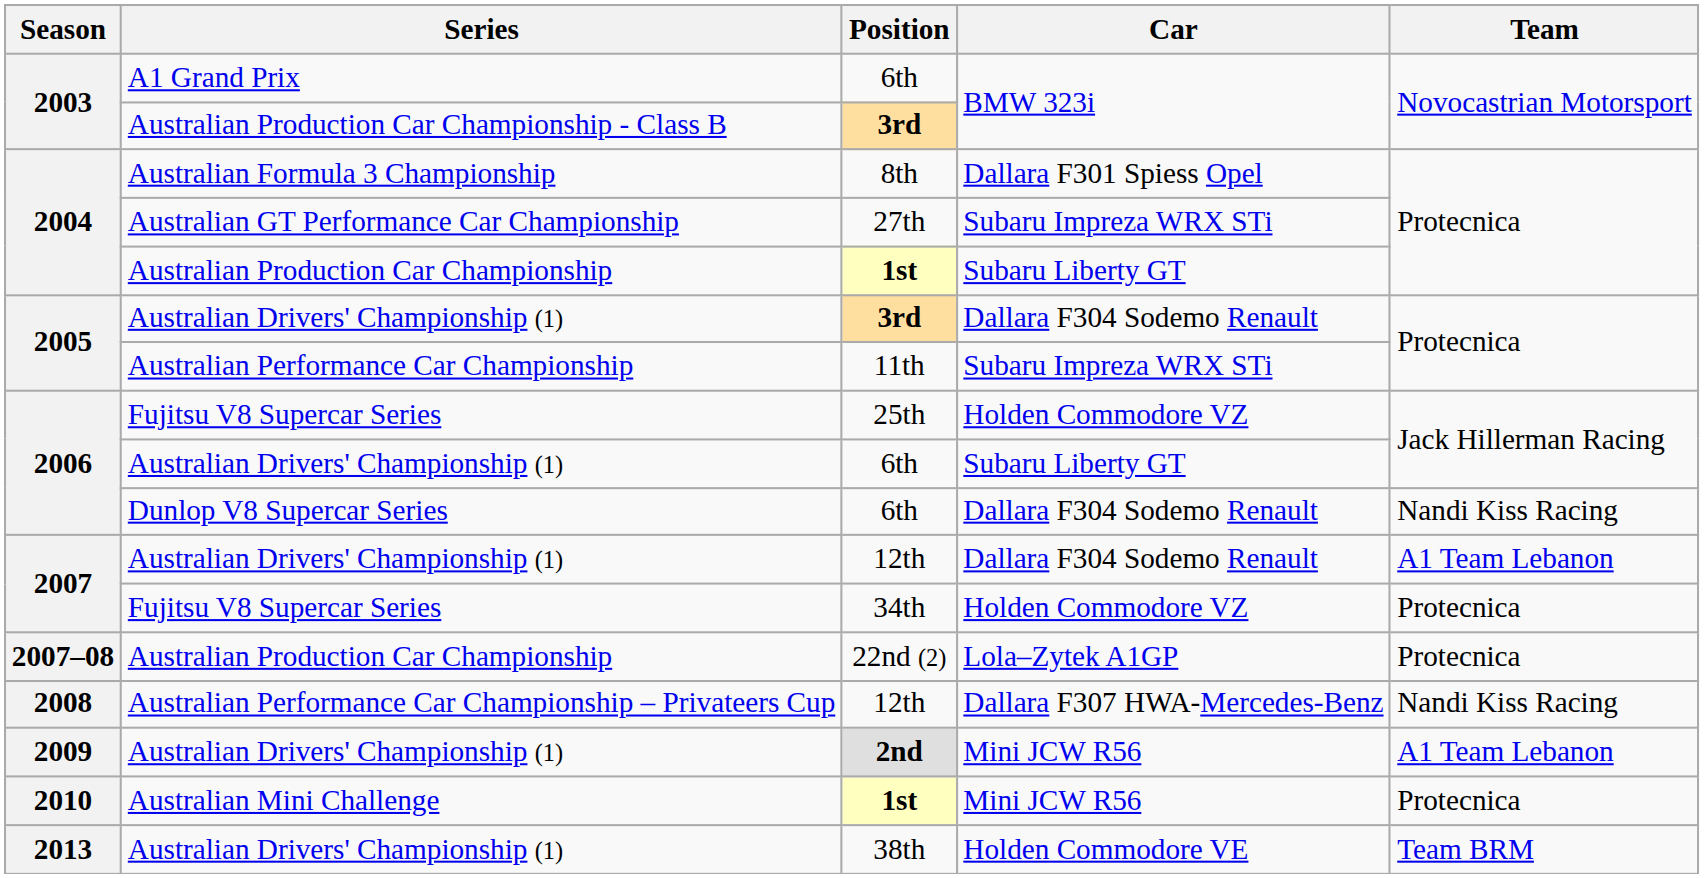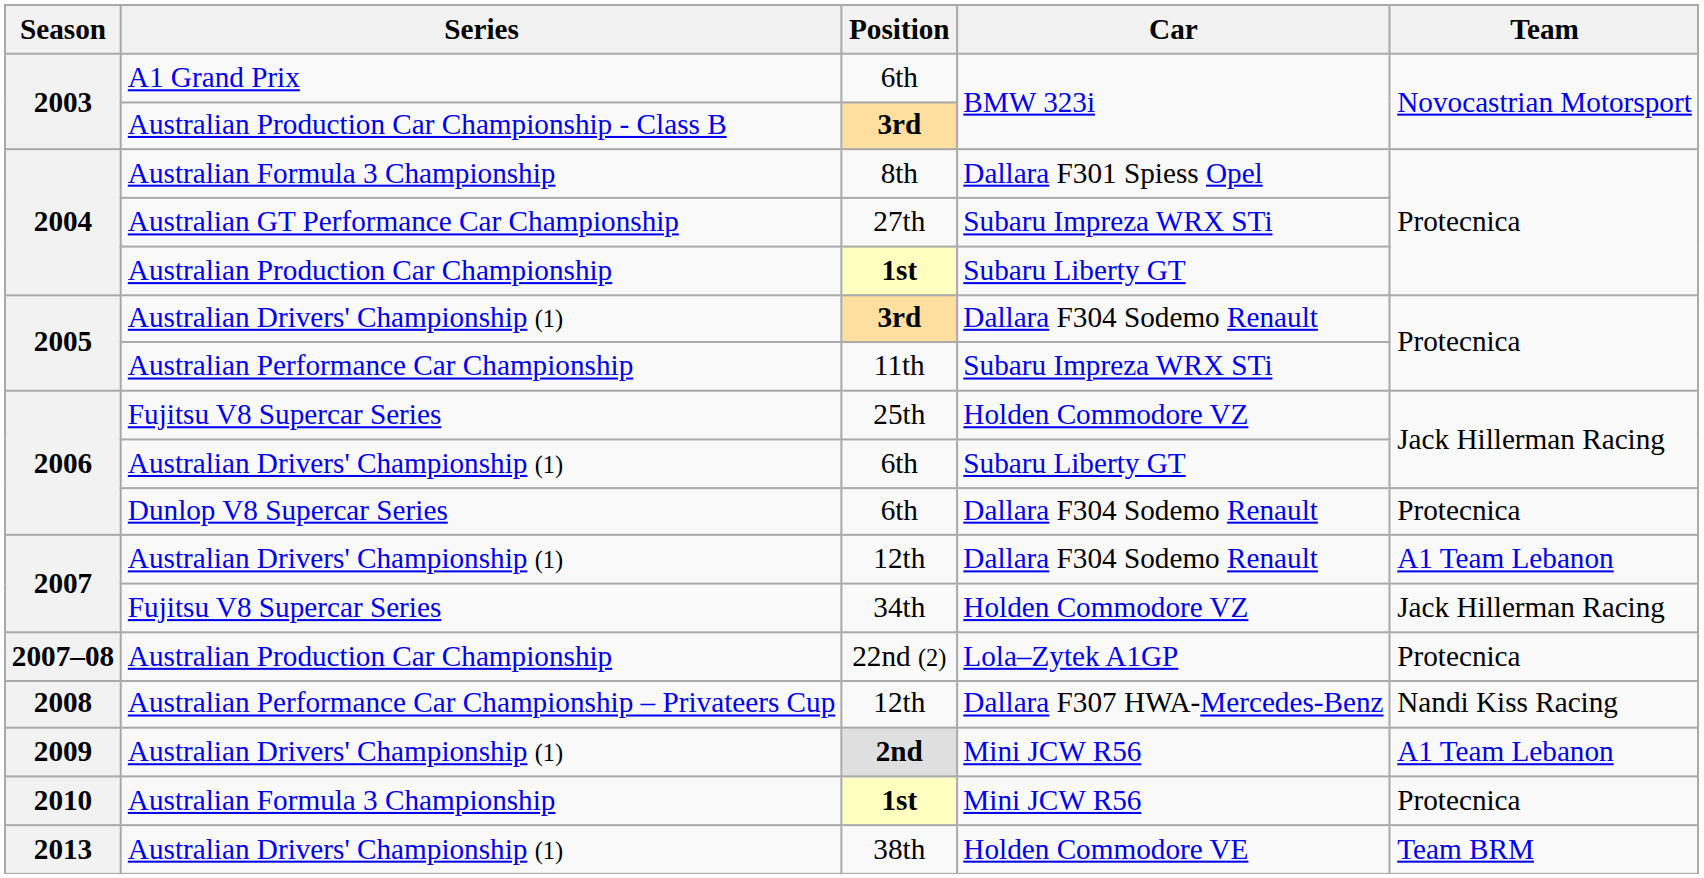(1508, 511) Nandi Kiss Racing -> (1459, 511) Protecnica
(1459, 607) Protecnica -> (1531, 607) Jack Hillerman Racing
(284, 800) Australian Mini Challenge -> (342, 800) Australian Formula 3 Championship
